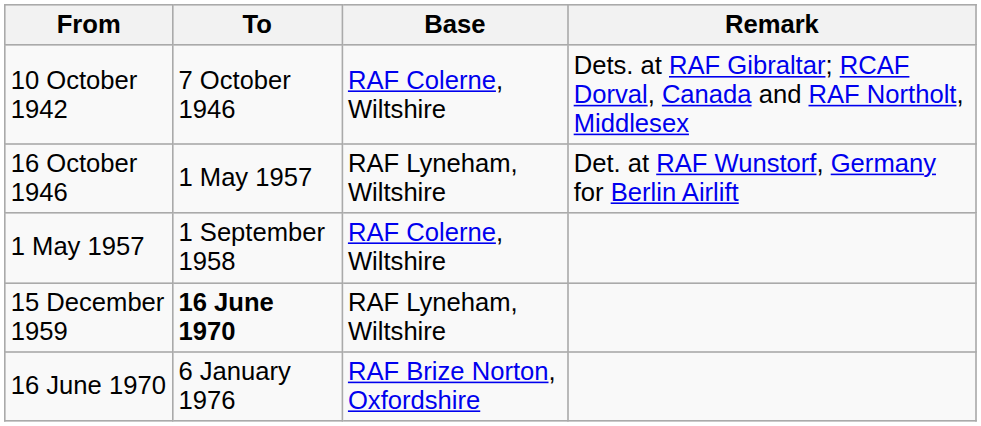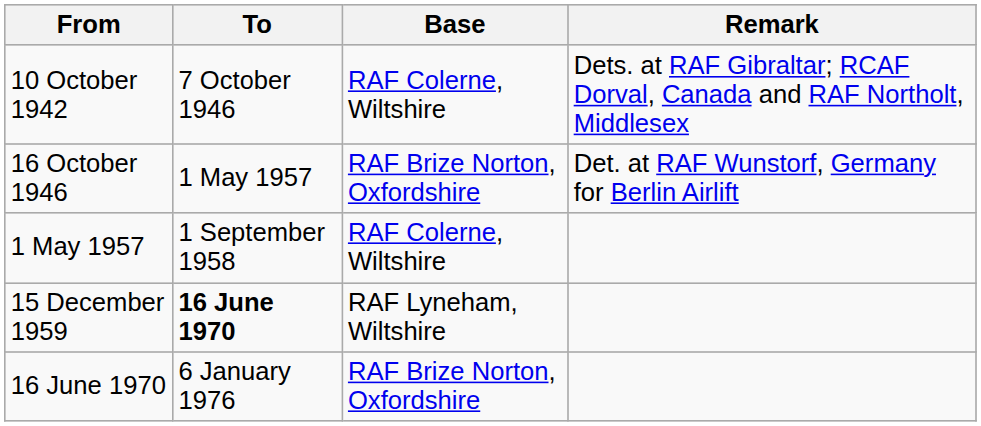(433, 178) RAF Lyneham, Wiltshire -> (452, 178) RAF Brize Norton, Oxfordshire
